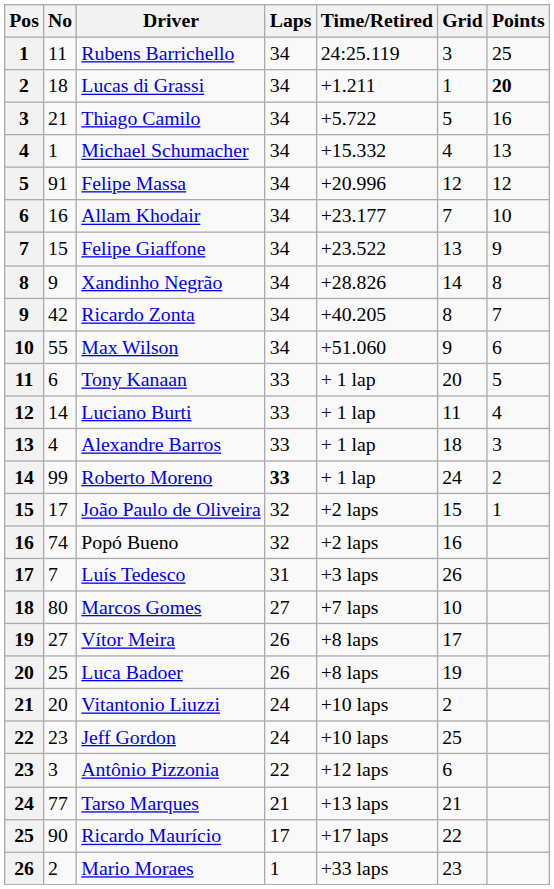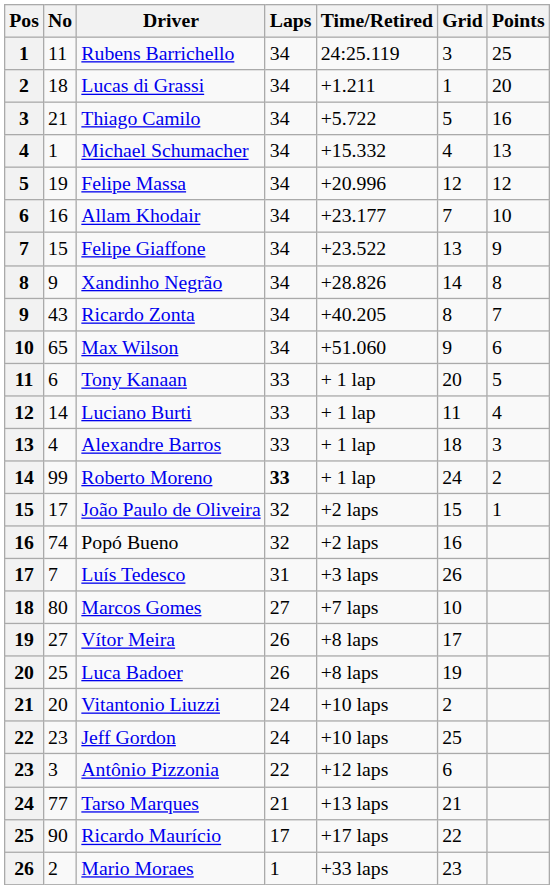(502, 86) bold -> (502, 86) normal
(58, 183) 91 -> (58, 183) 19
(58, 314) 42 -> (58, 314) 43
(58, 346) 55 -> (58, 346) 65
